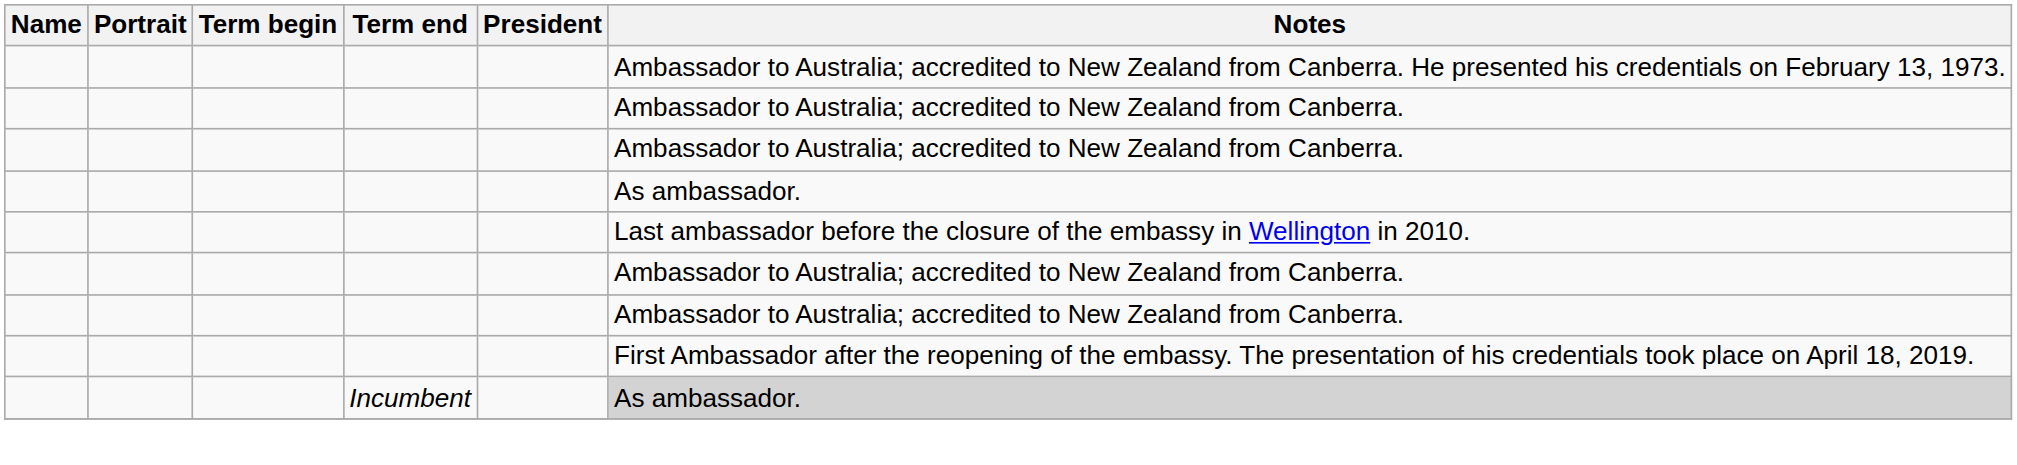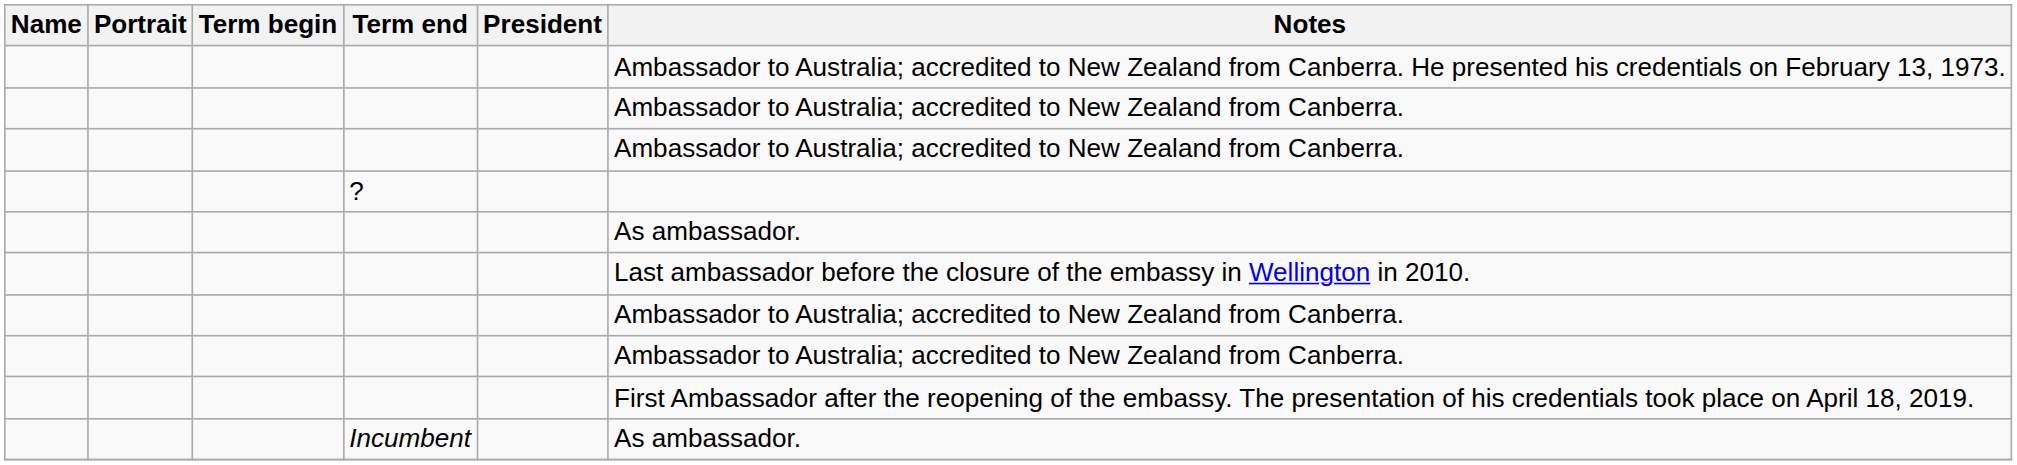+ row: (46, 191)
(708, 397) lightgrey background -> (708, 438) no background
